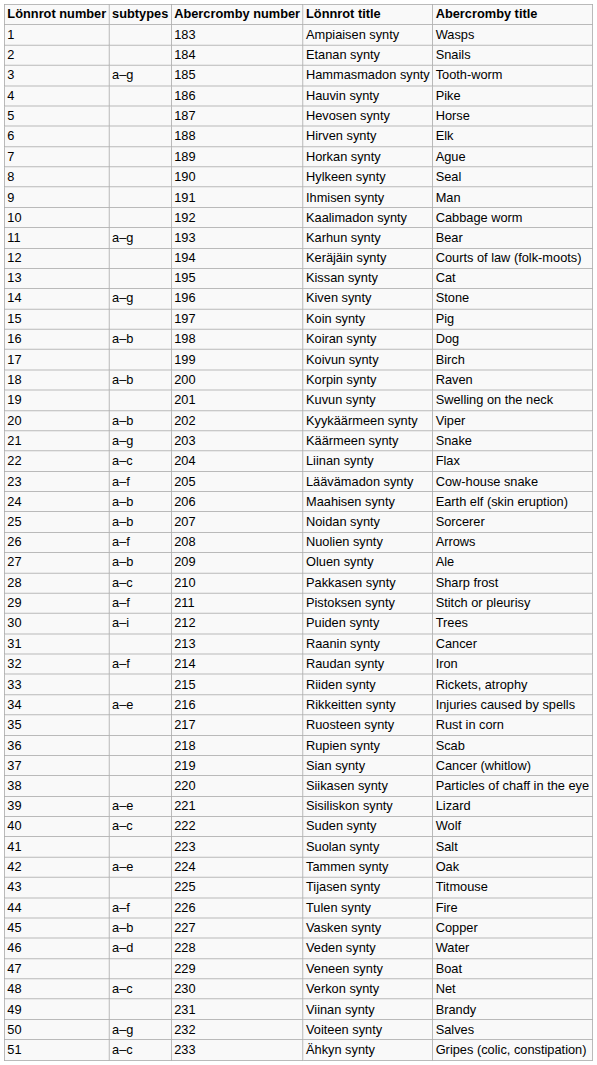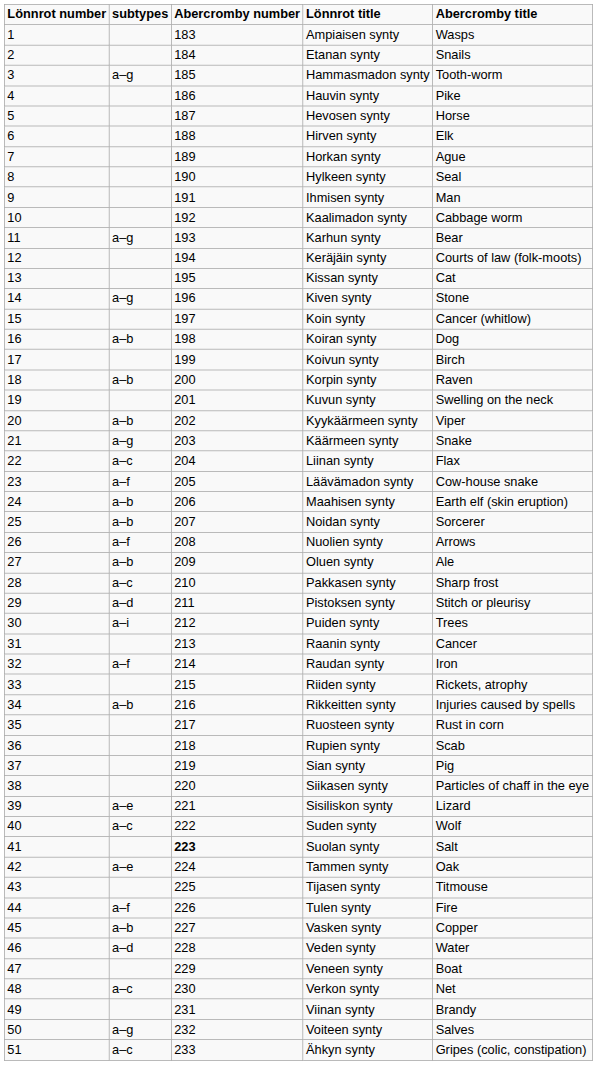(445, 319) Pig -> (483, 319) Cancer (whitlow)
(121, 603) a–f -> (123, 603) a–d
(123, 704) a–e -> (123, 704) a–b
(483, 765) Cancer (whitlow) -> (445, 765) Pig
(185, 846) normal -> (185, 846) bold
